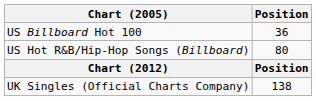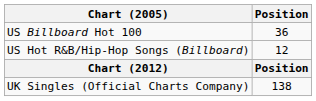(282, 50) 80 -> (282, 50) 12
